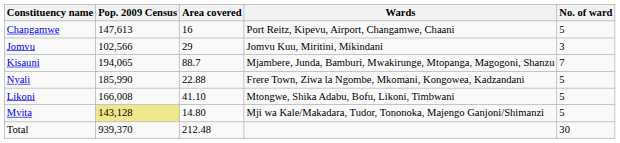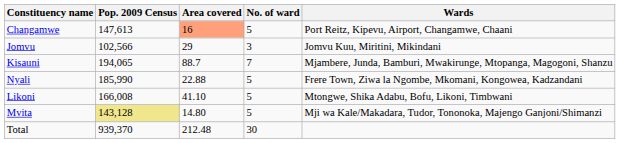columns swapped: (586, 12) <-> (401, 12)
(187, 29) no background -> (187, 29) lightsalmon background
